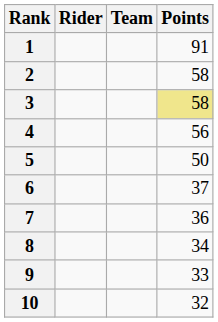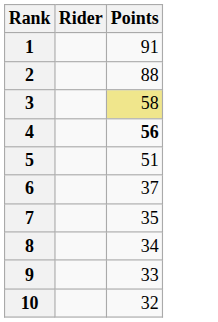- column: (132, 18)
(200, 75) 58 -> (150, 75) 88
(200, 132) normal -> (150, 132) bold
(200, 160) 50 -> (150, 160) 51
(200, 217) 36 -> (150, 217) 35
